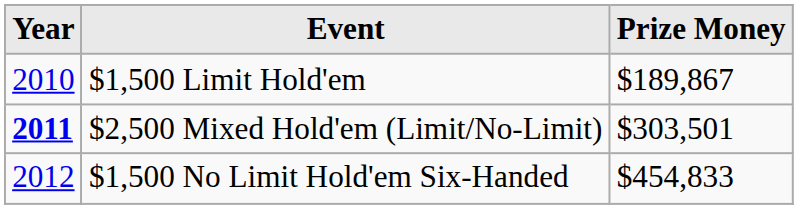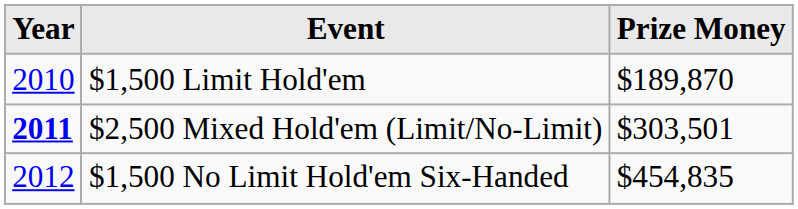(675, 78) $189,867 -> (675, 78) $189,870
(675, 177) $454,833 -> (675, 177) $454,835
